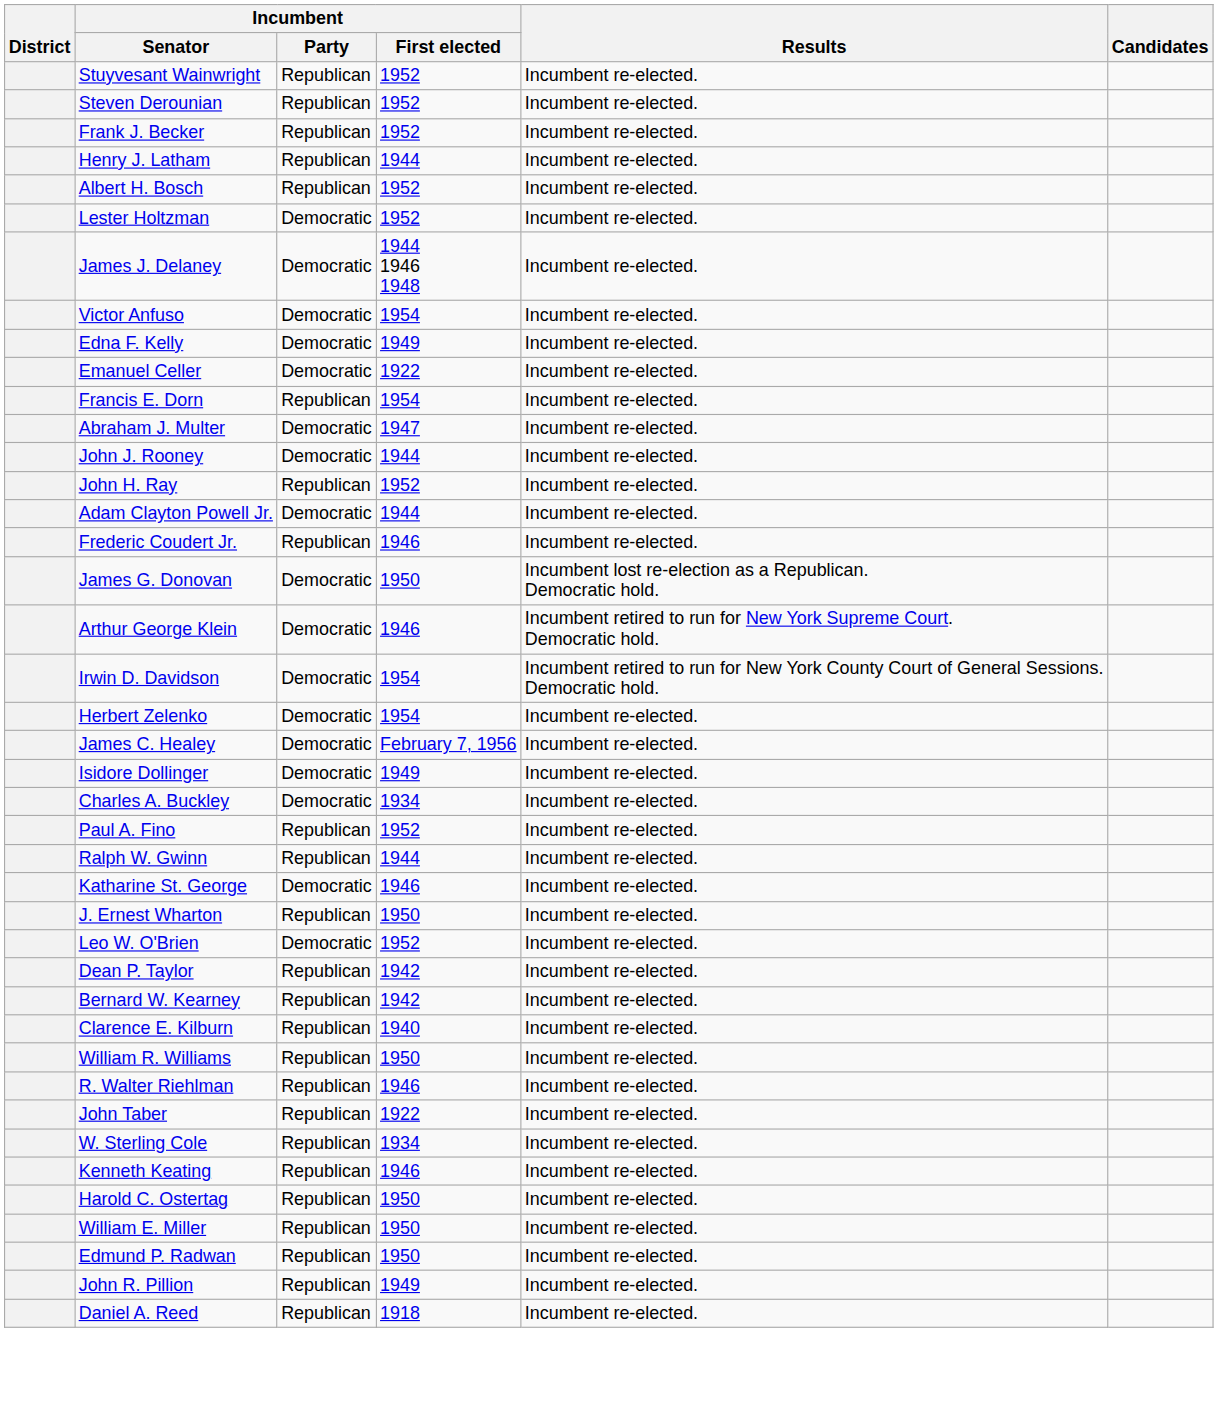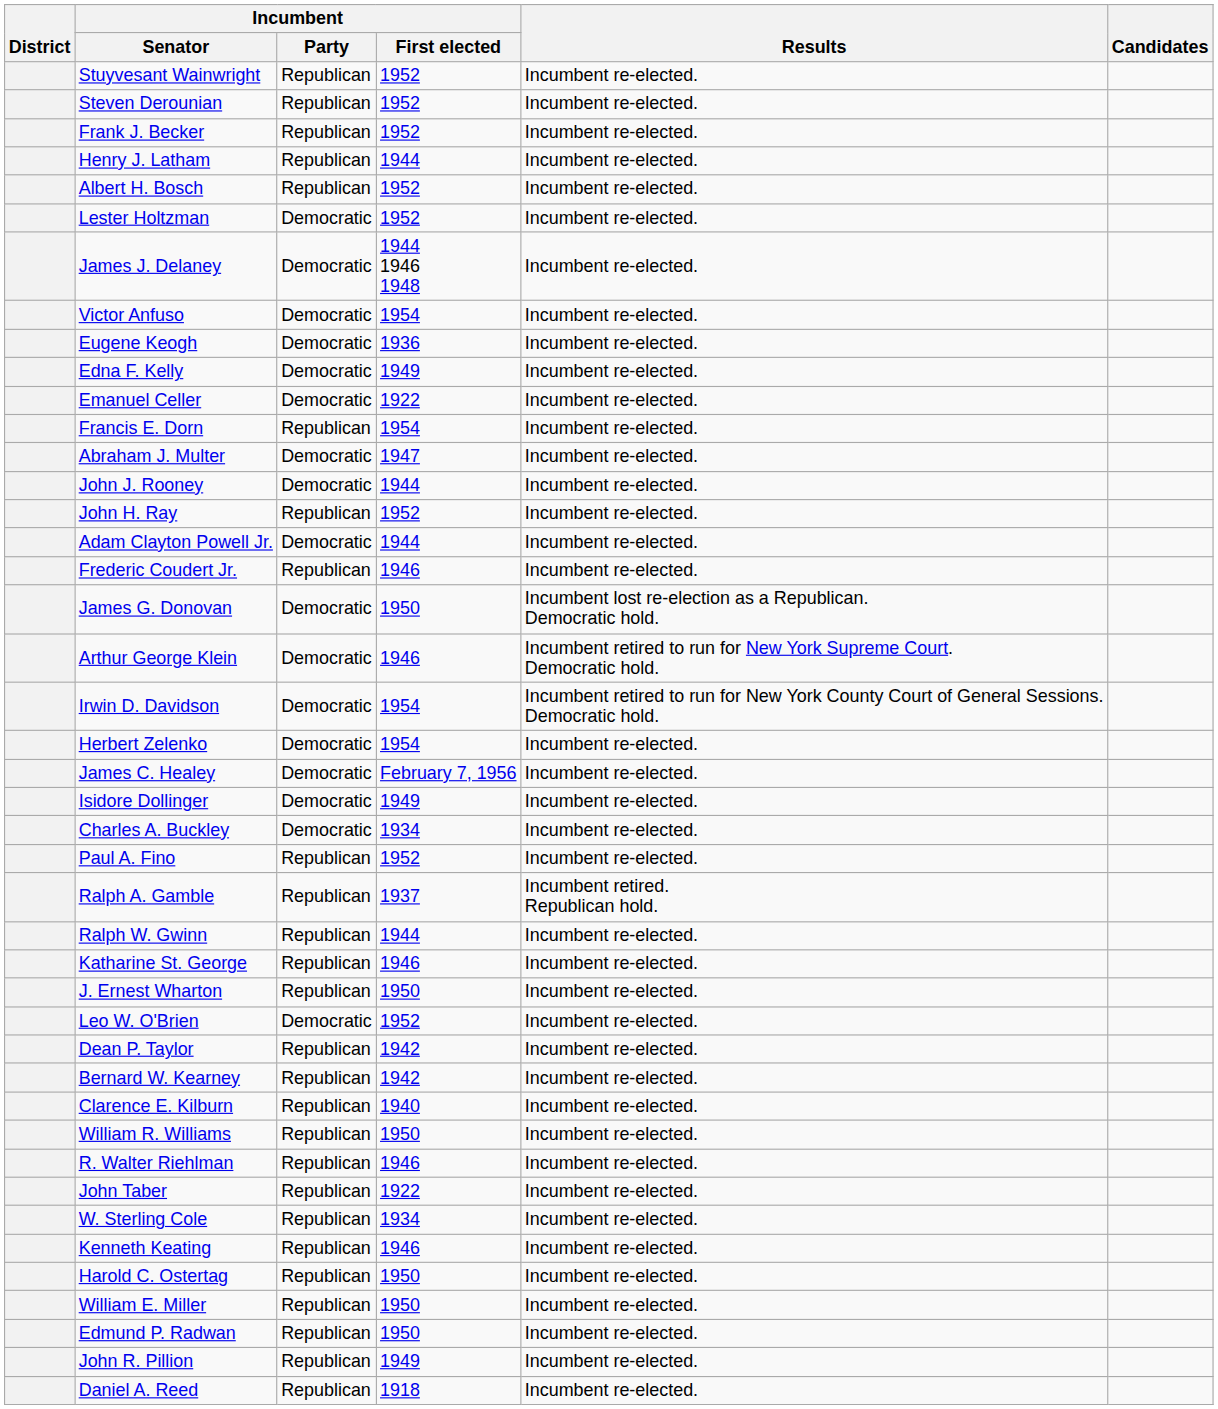+ row: (138, 343)
+ row: (146, 896)
(326, 886) Democratic -> (326, 963) Republican
